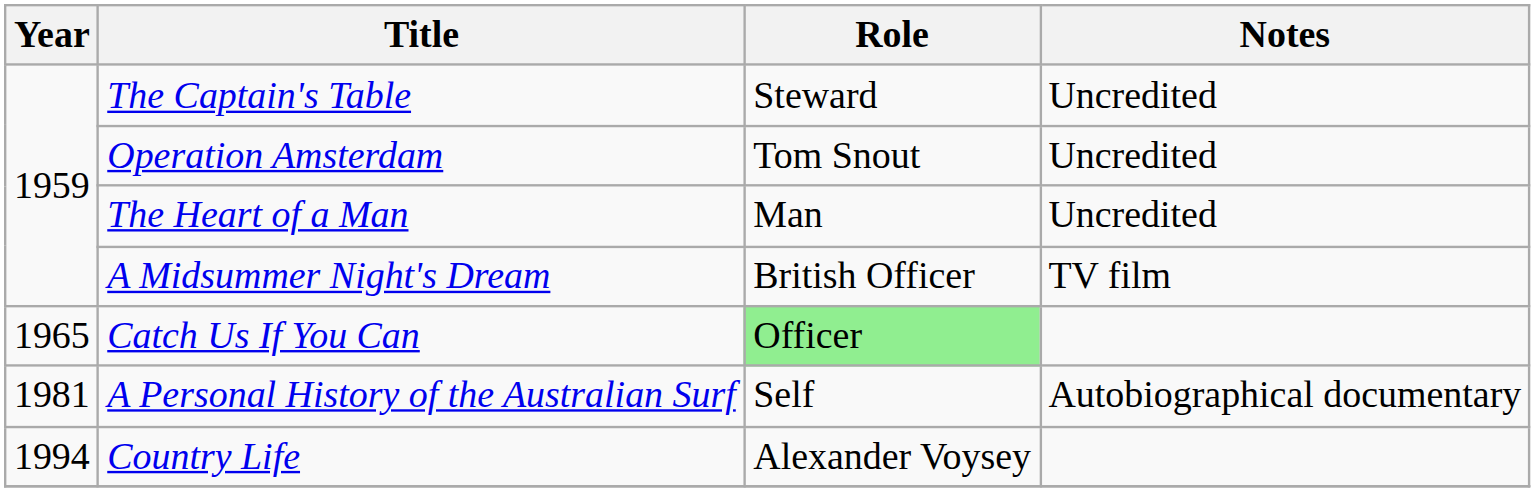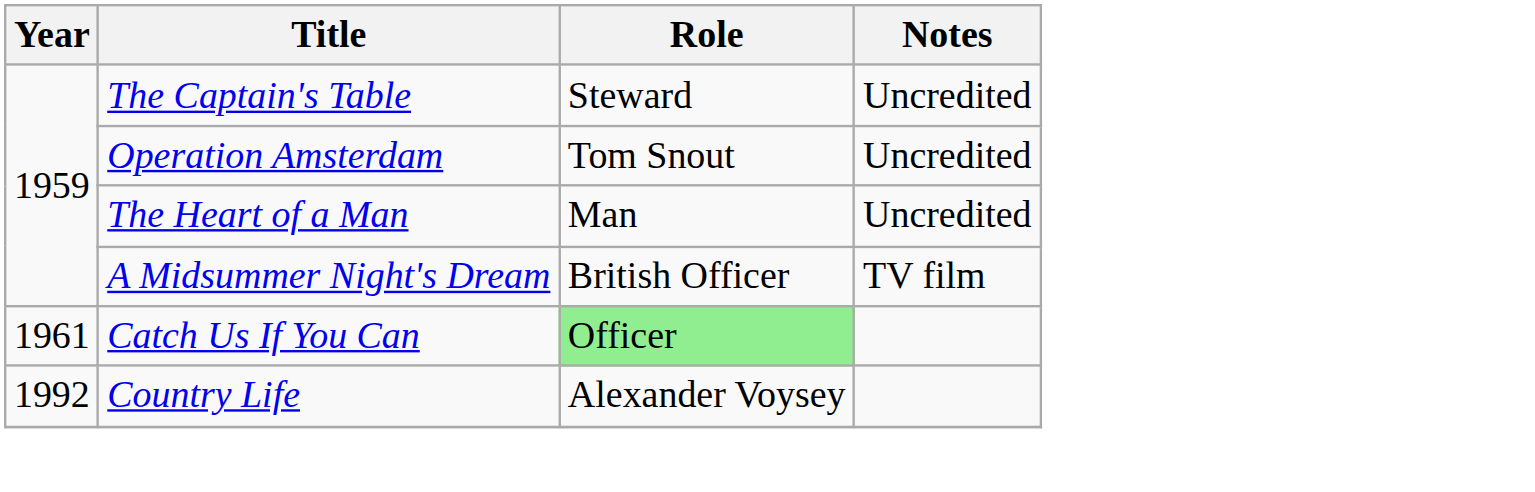(52, 335) 1965 -> (52, 335) 1961
- row: (422, 395)
(52, 455) 1994 -> (52, 395) 1992
